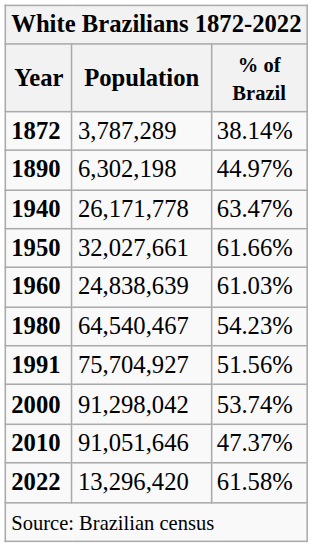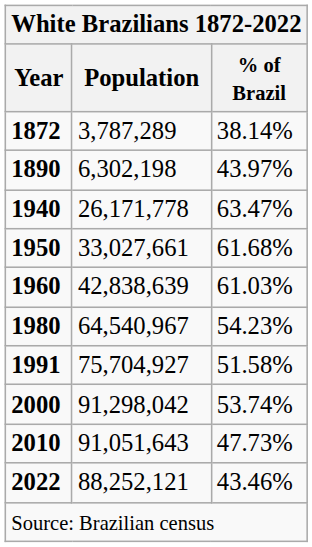(255, 169) 44.97% -> (255, 169) 43.97%
(133, 247) 32,027,661 -> (133, 247) 33,027,661
(255, 247) 61.66% -> (255, 247) 61.68%
(133, 286) 24,838,639 -> (133, 286) 42,838,639
(133, 325) 64,540,467 -> (133, 325) 64,540,967
(255, 365) 51.56% -> (255, 365) 51.58%
(133, 443) 91,051,646 -> (133, 443) 91,051,643
(255, 443) 47.37% -> (255, 443) 47.73%
(133, 482) 13,296,420 -> (133, 482) 88,252,121
(255, 482) 61.58% -> (255, 482) 43.46%
